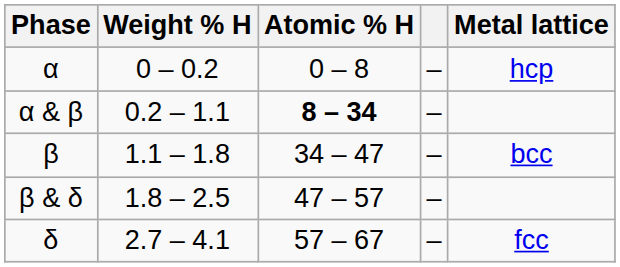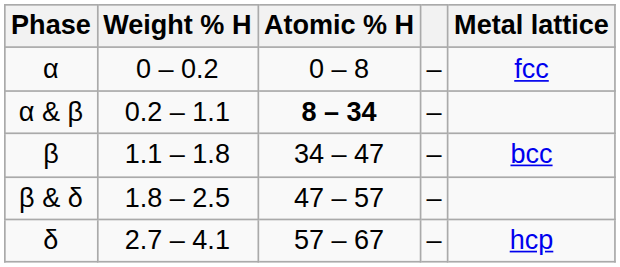(532, 68) hcp -> (532, 68) fcc
(532, 240) fcc -> (532, 240) hcp
